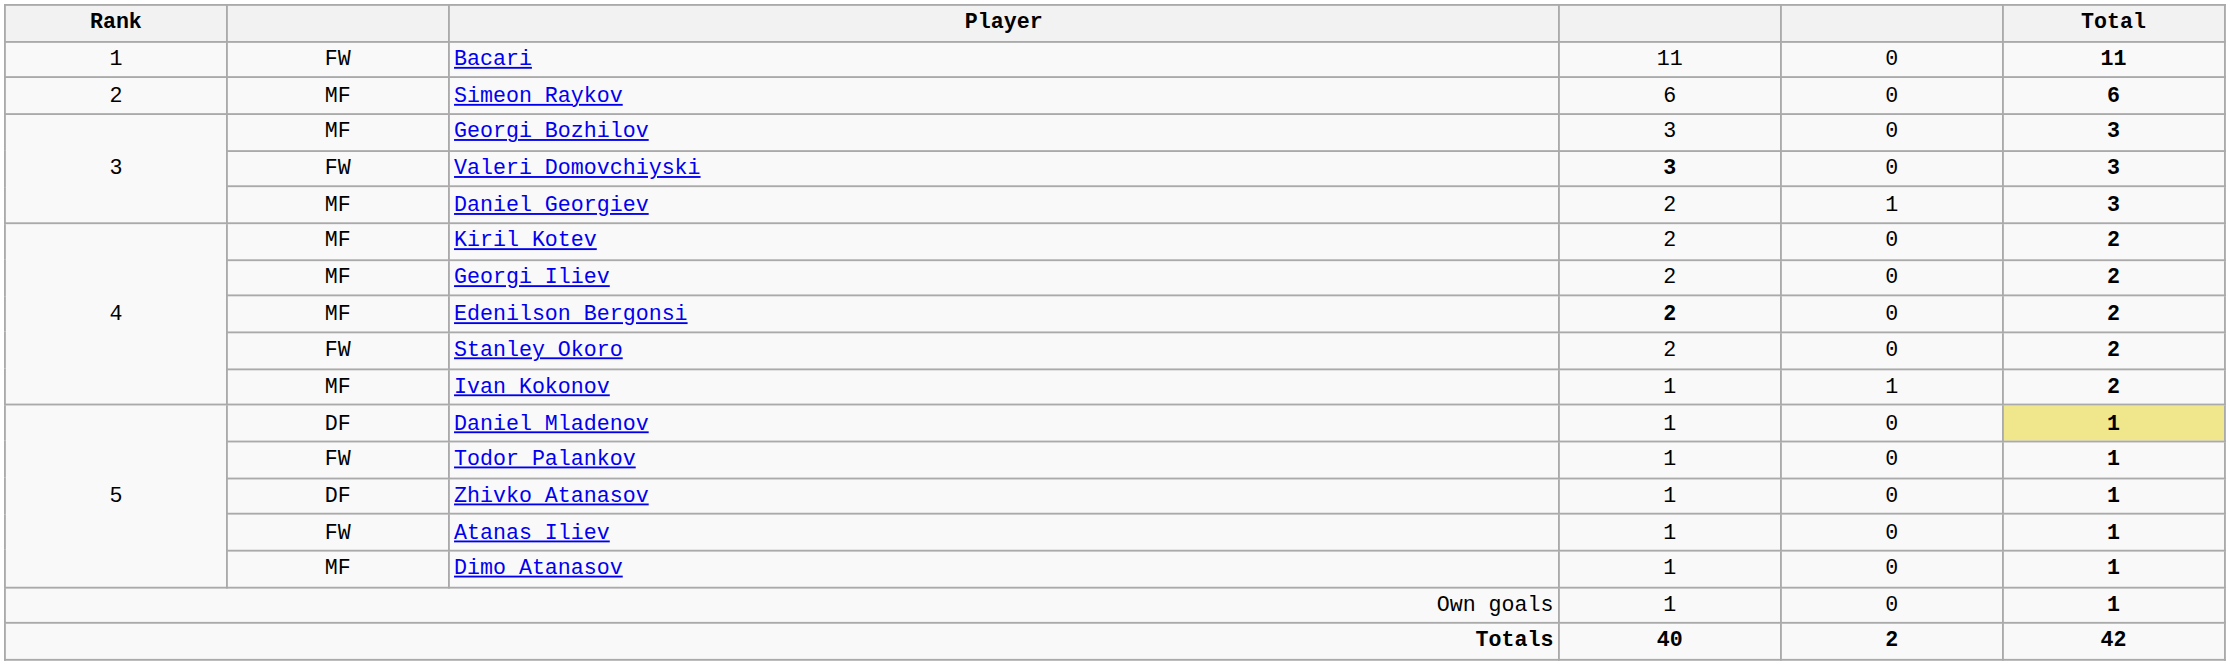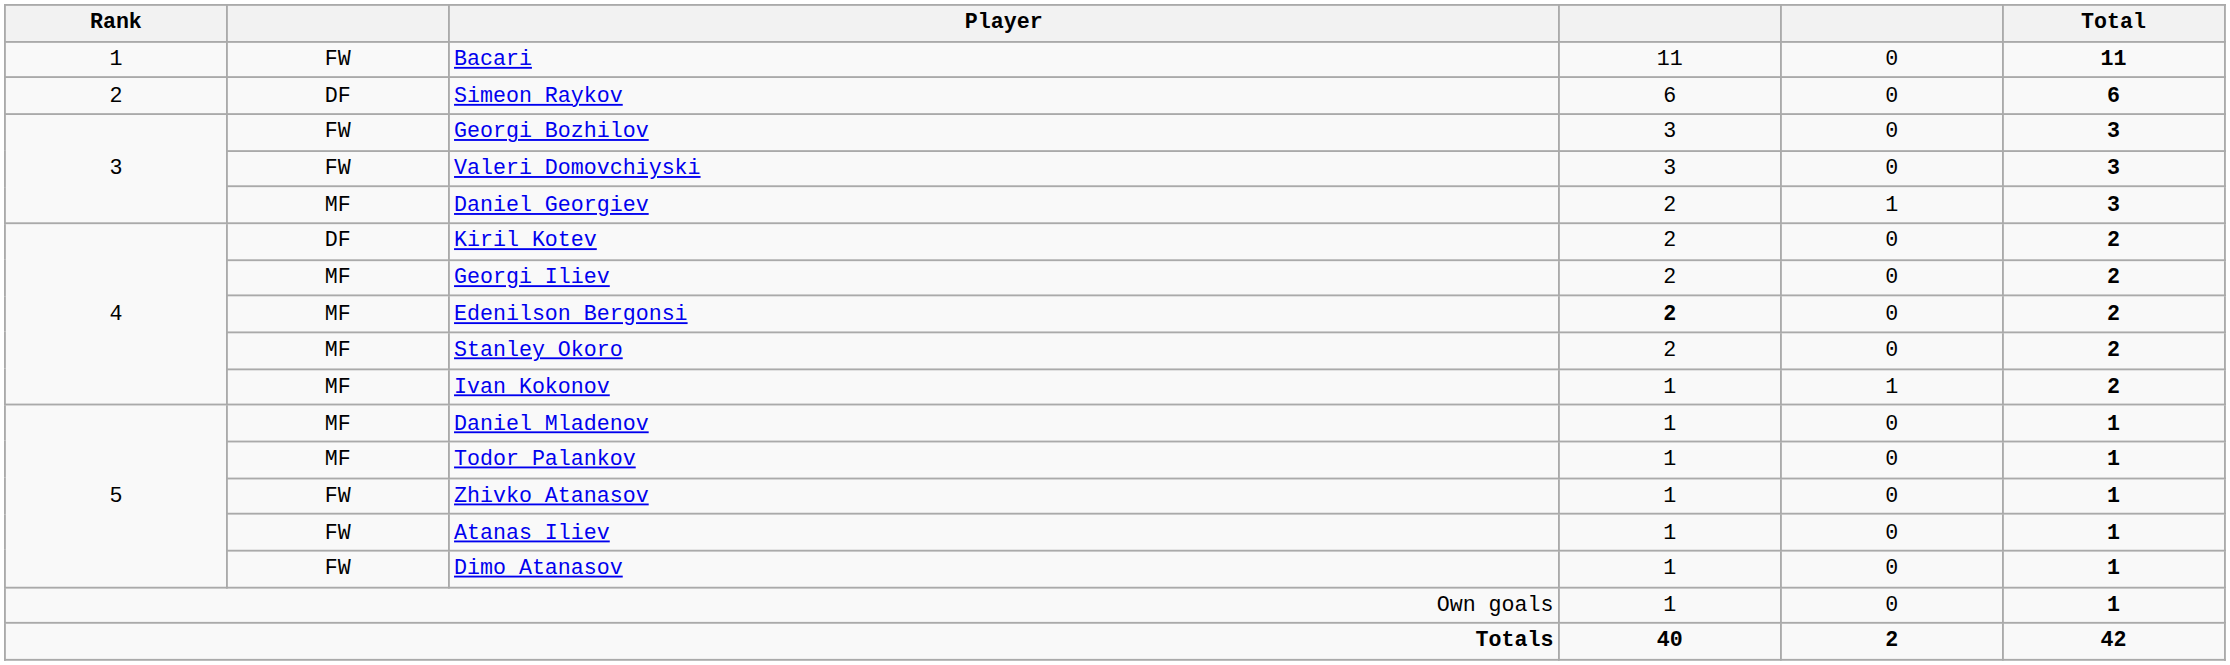(338, 96) MF -> (338, 96) DF
(338, 132) MF -> (338, 132) FW
(1670, 168) bold -> (1670, 168) normal
(338, 241) MF -> (338, 241) DF
(338, 350) FW -> (338, 350) MF
(338, 423) DF -> (338, 423) MF
(2114, 423) khaki background -> (2114, 423) no background
(338, 459) FW -> (338, 459) MF
(338, 496) DF -> (338, 496) FW
(338, 568) MF -> (338, 568) FW
